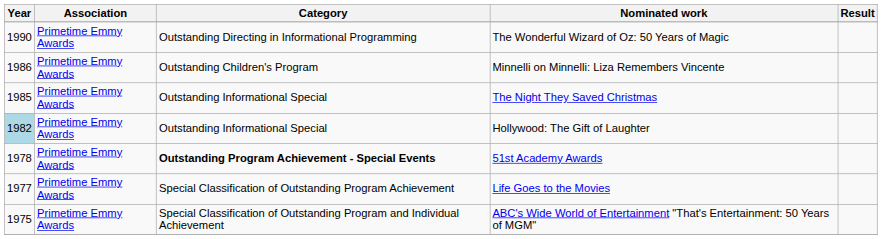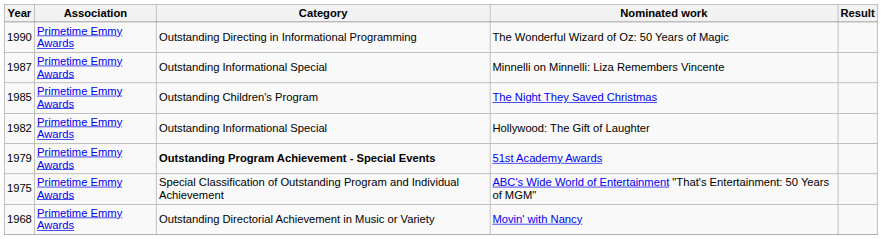(19, 67) 1986 -> (19, 67) 1987
(239, 67) Outstanding Children's Program -> (243, 67) Outstanding Informational Special
(243, 98) Outstanding Informational Special -> (239, 98) Outstanding Children's Program
(19, 128) lightblue background -> (19, 128) no background
(19, 158) 1978 -> (19, 158) 1979
- row: (551, 189)
+ row: (537, 219)
